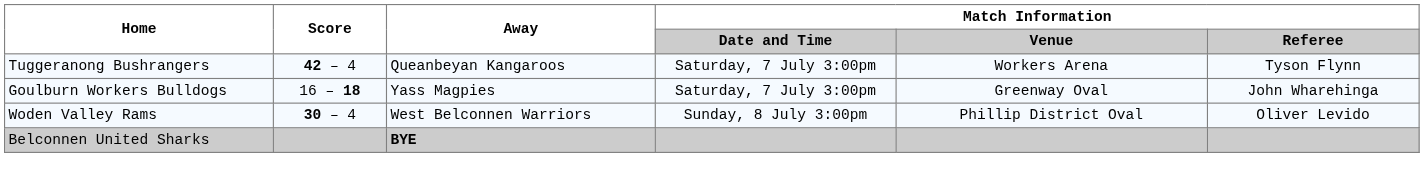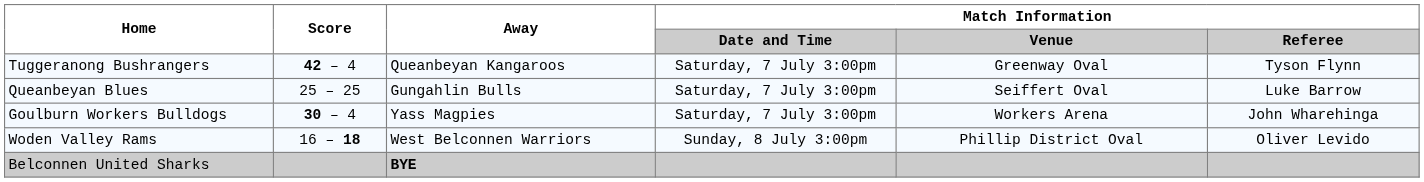(1051, 66) Workers Arena -> (1051, 66) Greenway Oval
+ row: (78, 91)
(330, 91) 16 – 18 -> (330, 115) 30 – 4
(1051, 91) Greenway Oval -> (1051, 115) Workers Arena
(330, 115) 30 – 4 -> (330, 140) 16 – 18
